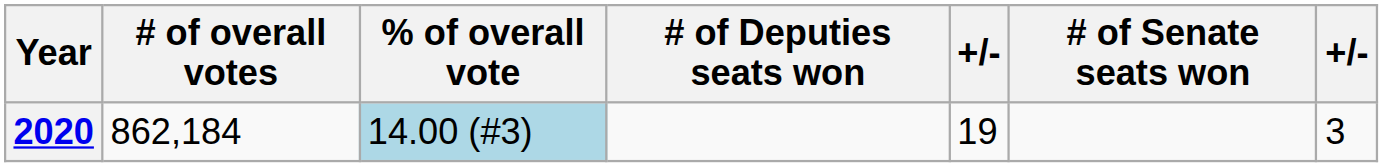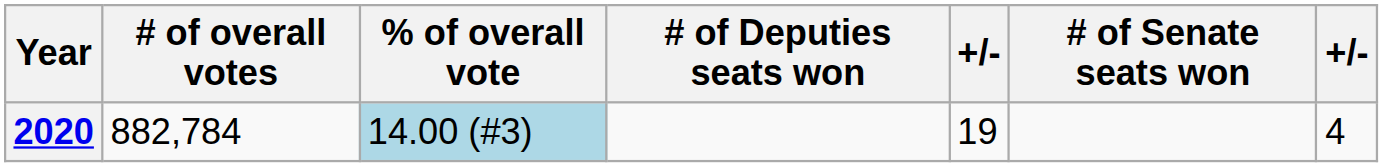(176, 131) 862,184 -> (176, 131) 882,784
(1335, 131) 3 -> (1335, 131) 4
